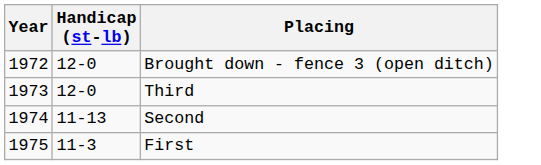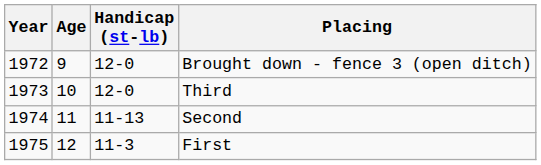+ column: (71, 28)
